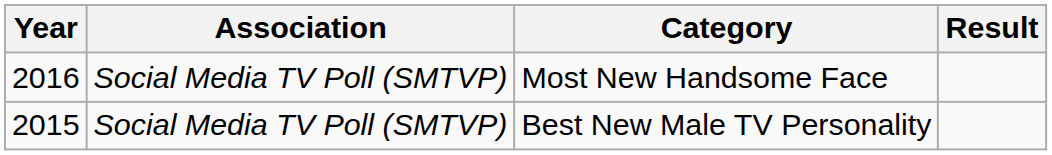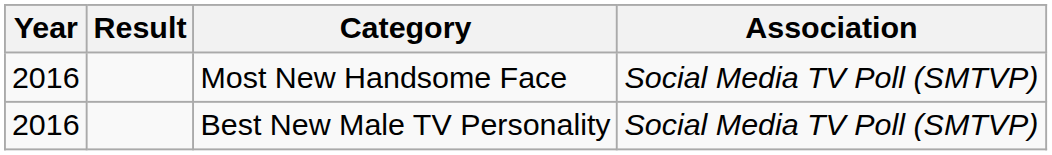columns swapped: (301, 28) <-> (992, 28)
(46, 125) 2015 -> (46, 125) 2016
